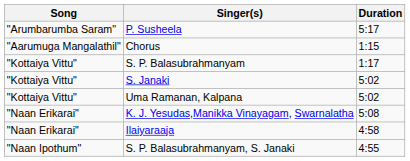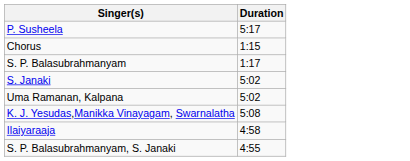- column: (64, 13)
